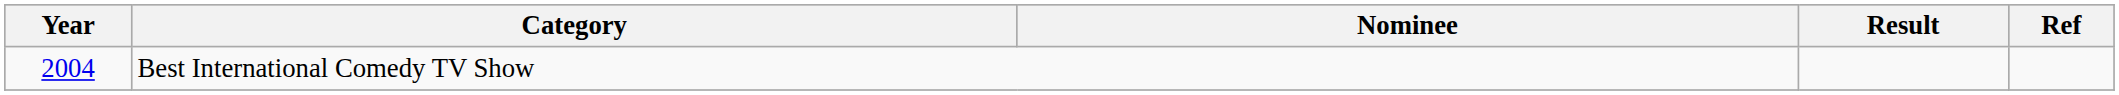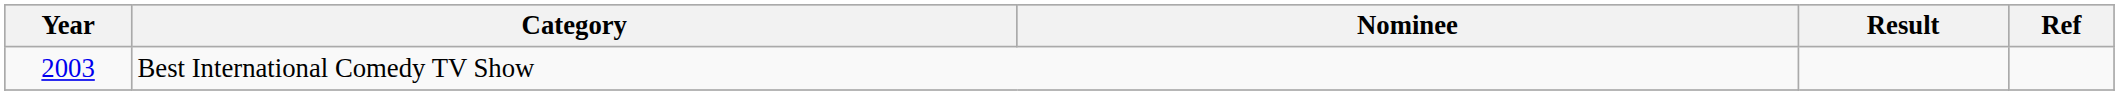(68, 68) 2004 -> (68, 68) 2003
